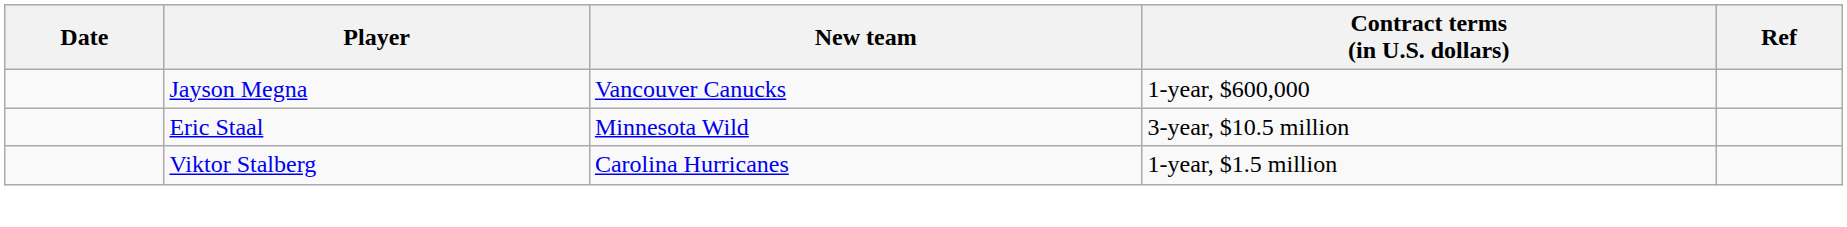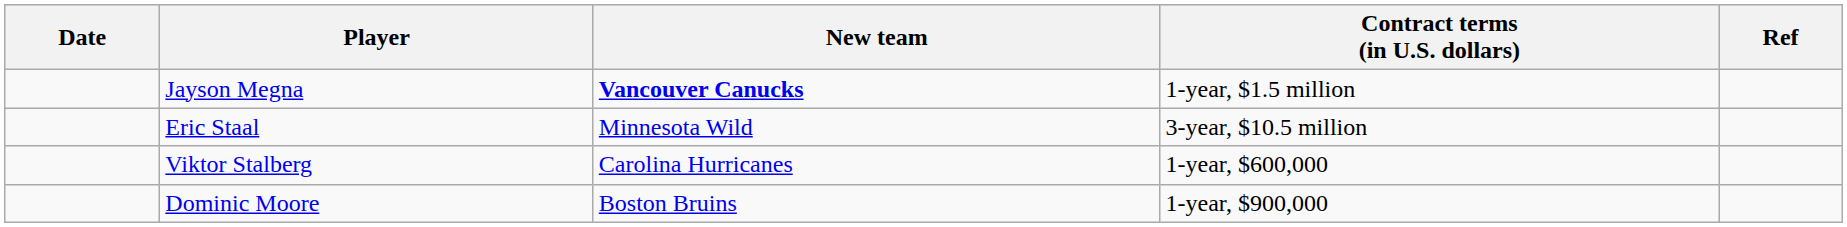(691, 88) normal -> (701, 88) bold
(1229, 88) 1-year, $600,000 -> (1260, 88) 1-year, $1.5 million
(1242, 164) 1-year, $1.5 million -> (1247, 164) 1-year, $600,000
+ row: (242, 202)
